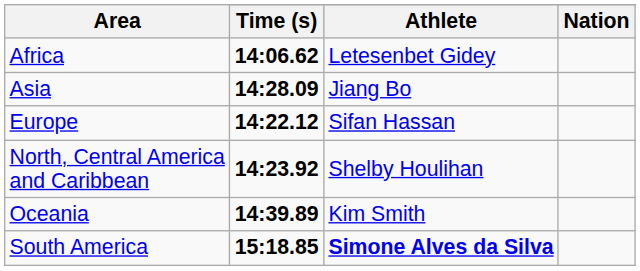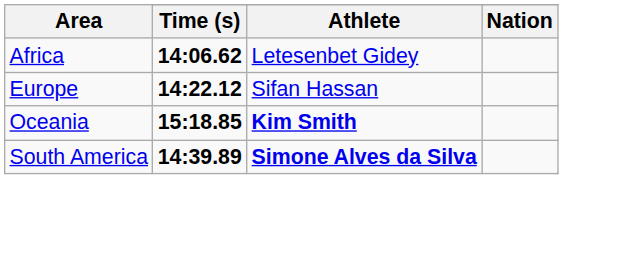- row: (30, 88)
- row: (117, 168)
(277, 214) 14:39.89 -> (200, 122) 15:18.85
(377, 214) normal -> (304, 122) bold
(277, 247) 15:18.85 -> (200, 156) 14:39.89
